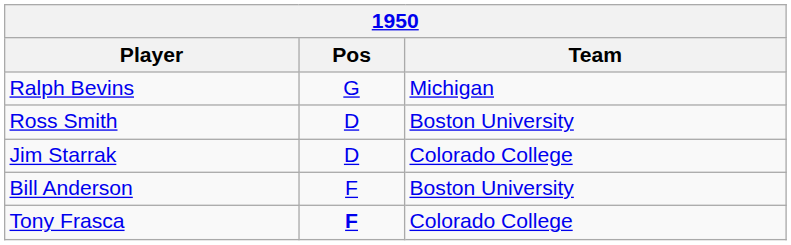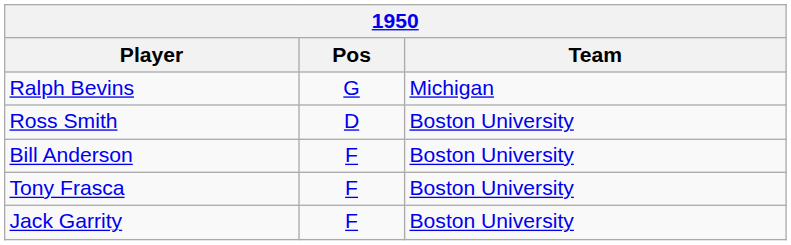- row: (63, 155)
(352, 222) bold -> (352, 188) normal
(491, 222) Colorado College -> (492, 188) Boston University
+ row: (66, 222)
